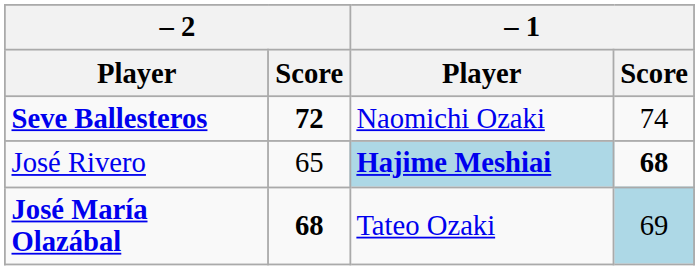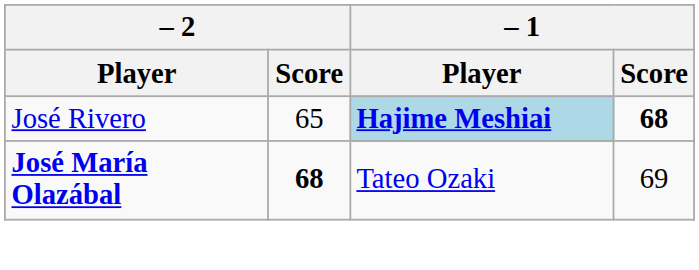- row: (109, 118)
(654, 225) lightblue background -> (654, 179) no background
